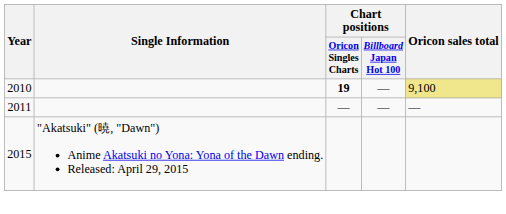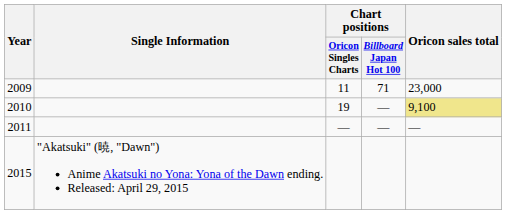+ row: (19, 88)
(344, 88) bold -> (344, 107) normal
